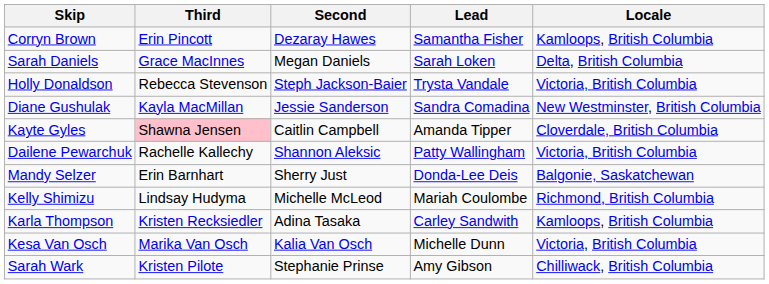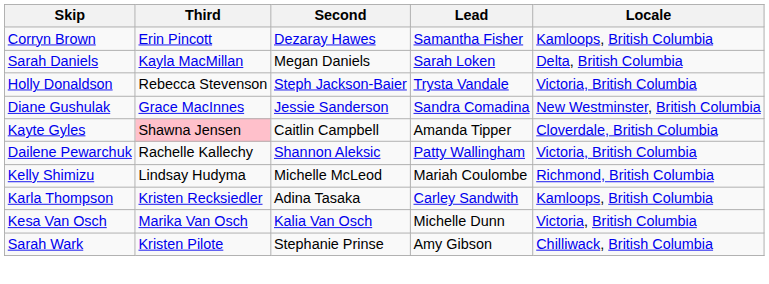(191, 61) Grace MacInnes -> (191, 61) Kayla MacMillan
(191, 107) Kayla MacMillan -> (191, 107) Grace MacInnes
- row: (52, 175)
